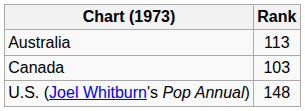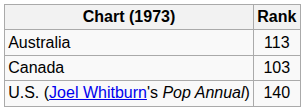(277, 93) 148 -> (277, 93) 140
